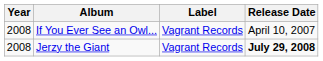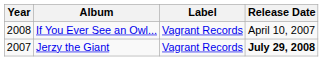(19, 47) 2008 -> (19, 47) 2007
